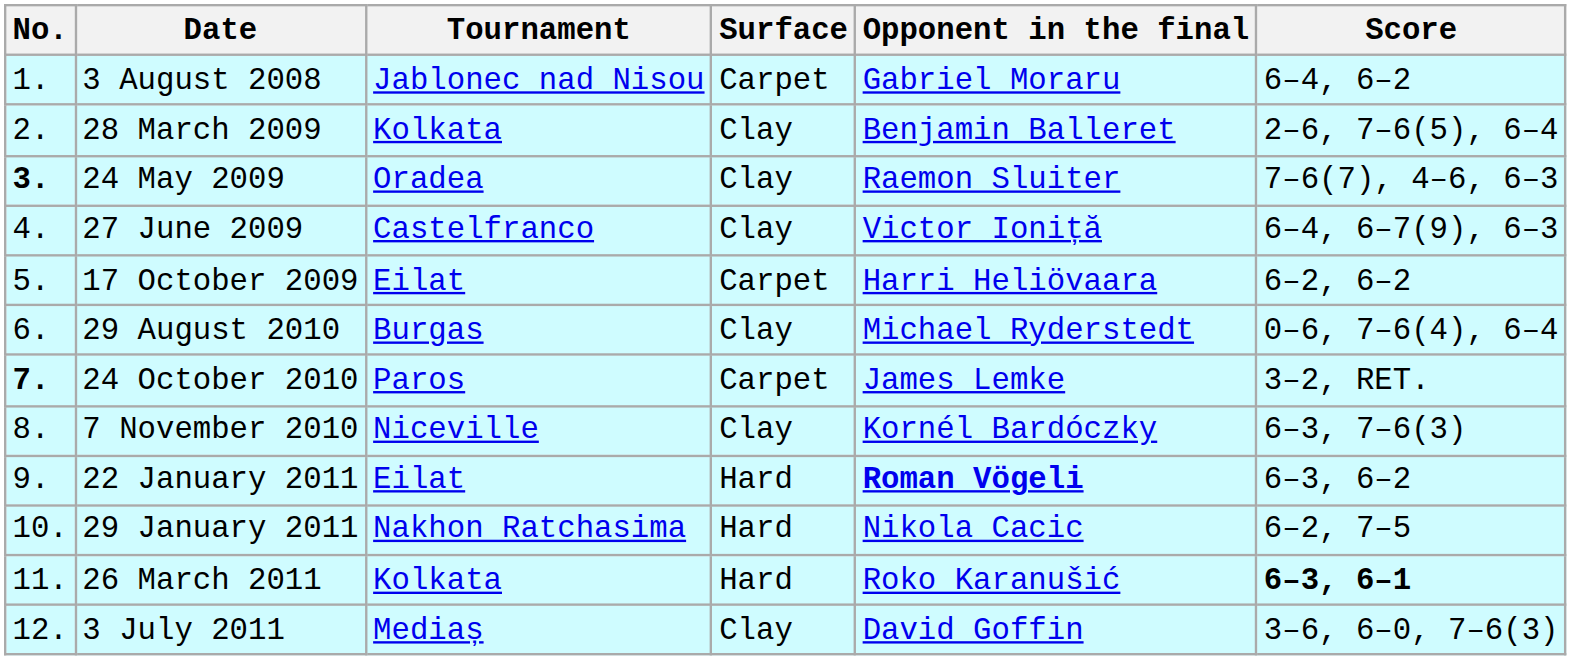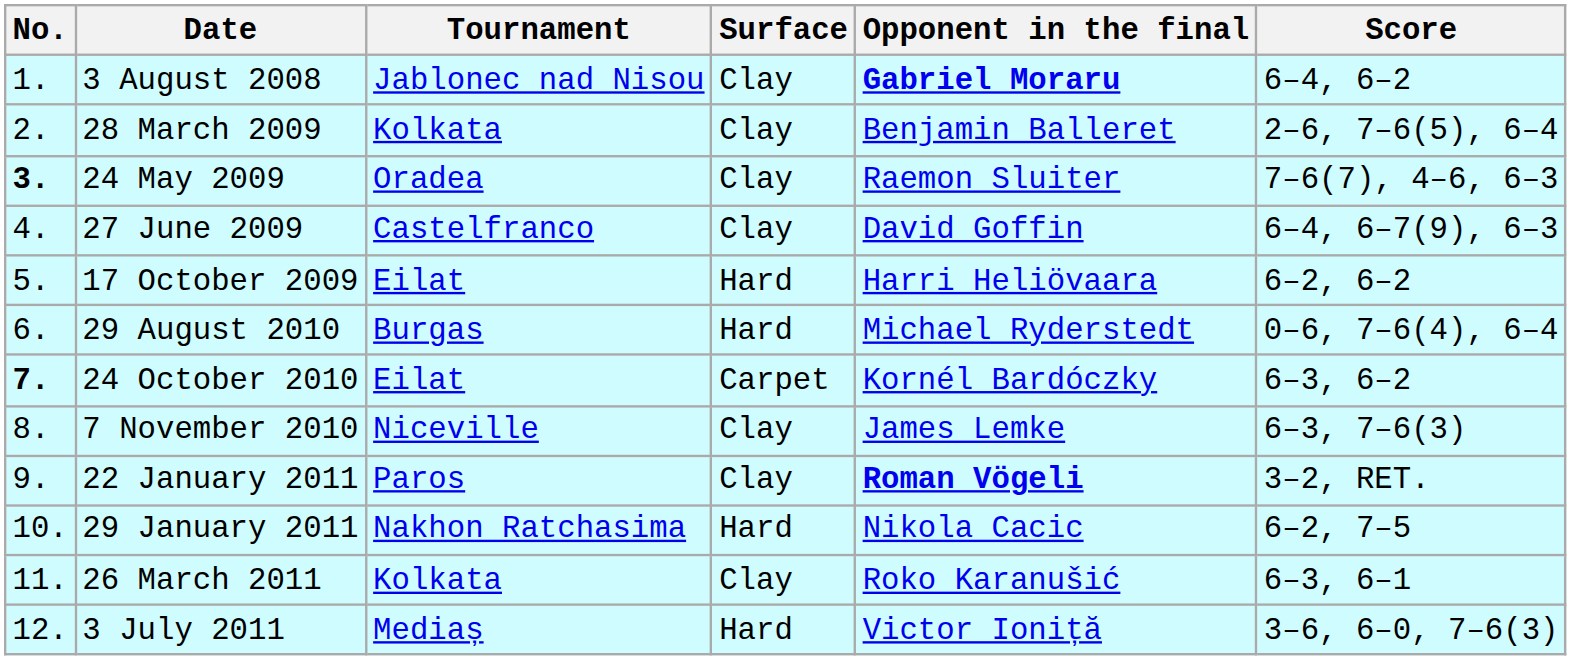(774, 80) Carpet -> (756, 80) Clay
(992, 80) normal -> (992, 80) bold
(982, 230) Victor Ioniță -> (973, 230) David Goffin
(774, 280) Carpet -> (756, 280) Hard
(756, 330) Clay -> (756, 330) Hard
(419, 380) Paros -> (419, 380) Eilat
(964, 380) James Lemke -> (1010, 380) Kornél Bardóczky
(1347, 380) 3–2, RET. -> (1338, 380) 6–3, 6–2
(1010, 430) Kornél Bardóczky -> (964, 430) James Lemke
(419, 480) Eilat -> (419, 480) Paros
(756, 480) Hard -> (756, 480) Clay
(1338, 480) 6–3, 6–2 -> (1347, 480) 3–2, RET.
(756, 580) Hard -> (756, 580) Clay
(1338, 580) bold -> (1338, 580) normal
(756, 630) Clay -> (756, 630) Hard
(973, 630) David Goffin -> (982, 630) Victor Ioniță
